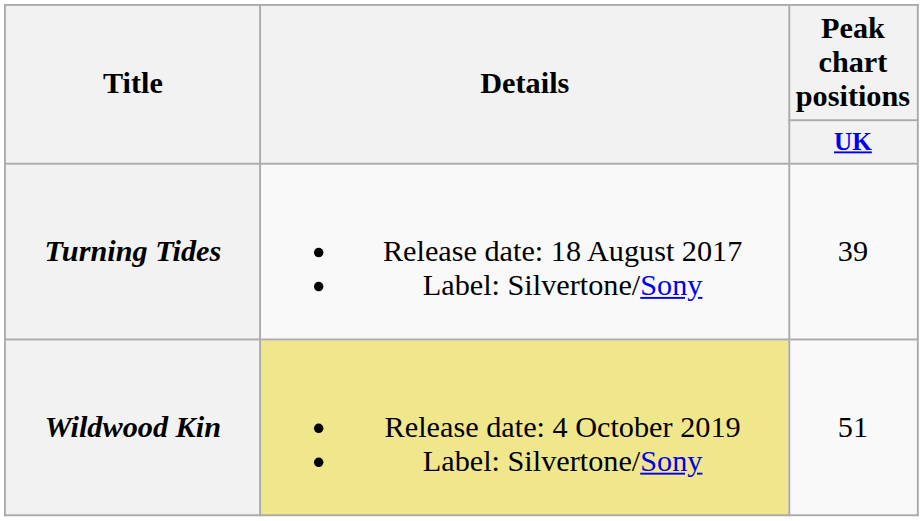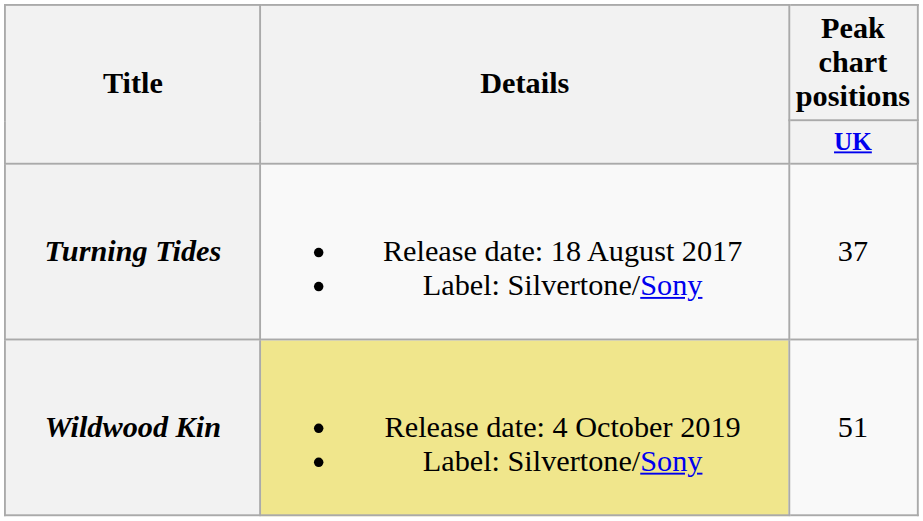(853, 250) 39 -> (853, 250) 37
